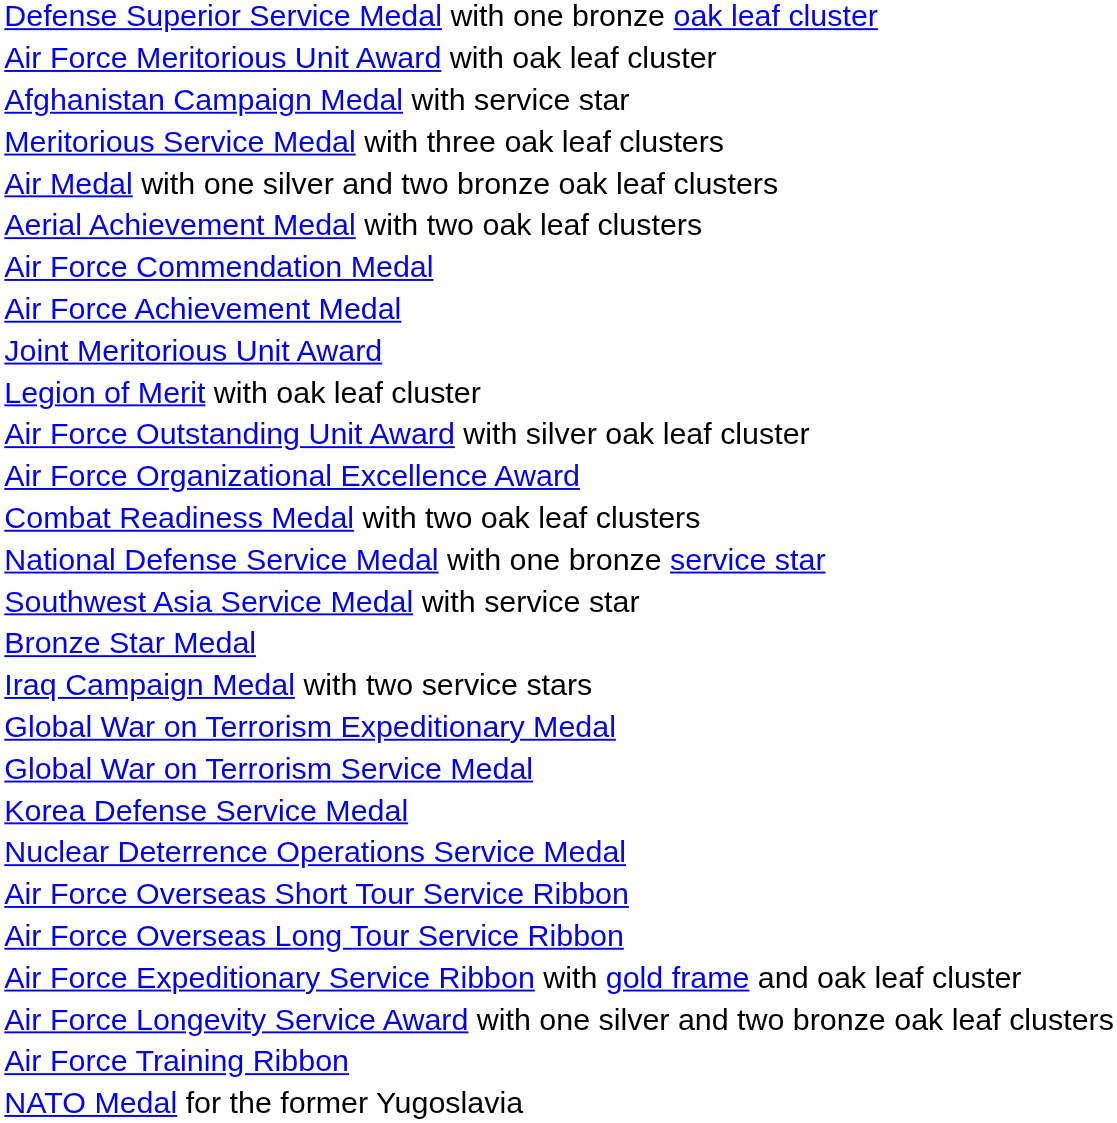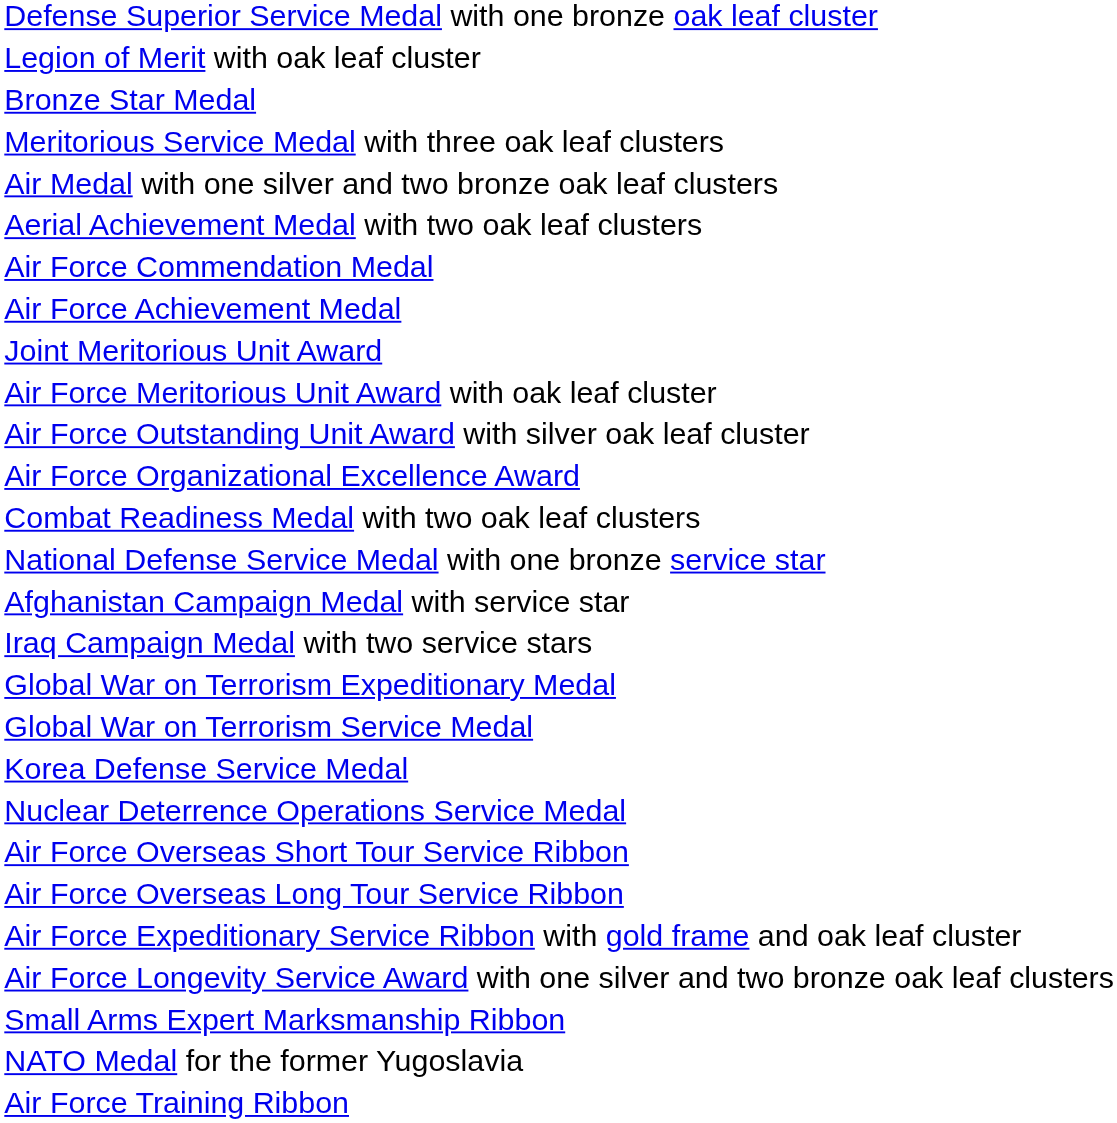rows swapped: (243, 392) <-> (361, 58)
rows swapped: (130, 643) <-> (317, 99)
- row: (322, 601)
+ row: (285, 1019)
rows swapped: (177, 1061) <-> (264, 1103)
